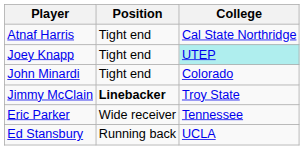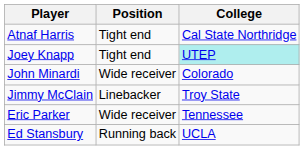(125, 74) Tight end -> (137, 74) Wide receiver
(132, 94) bold -> (130, 94) normal
